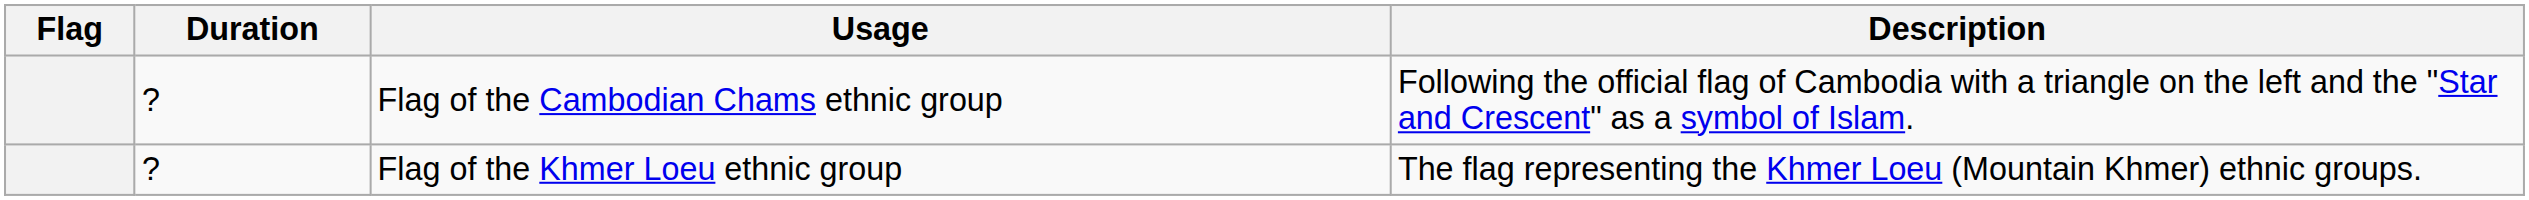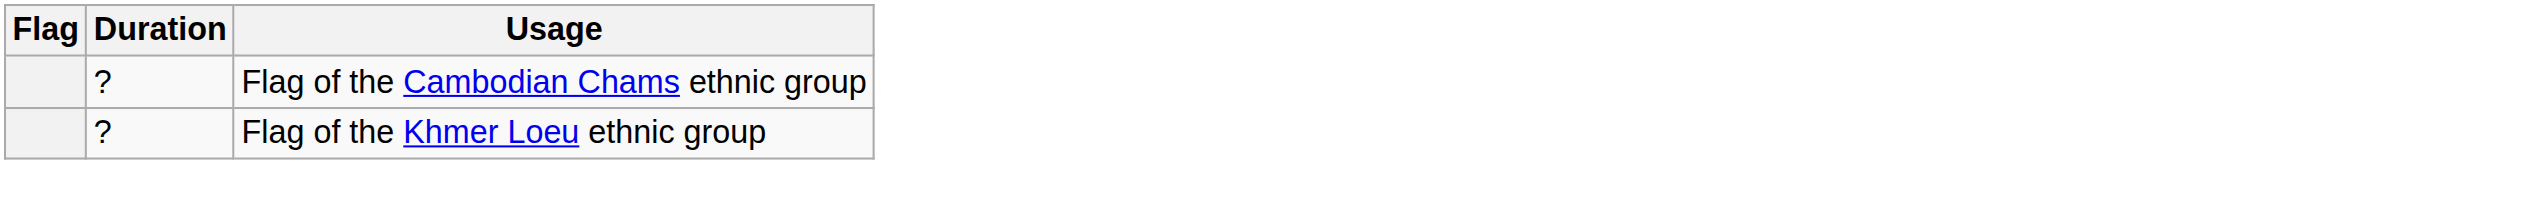- column: (1957, 30)
